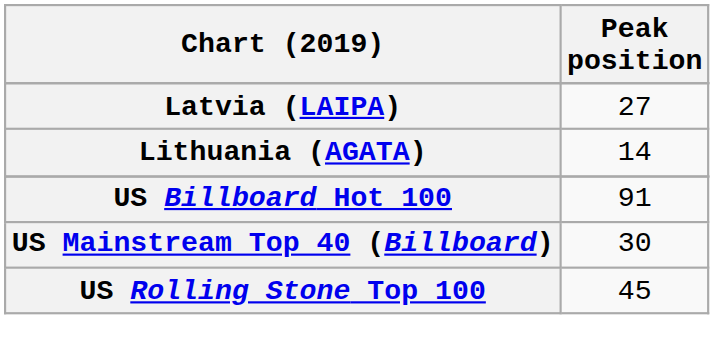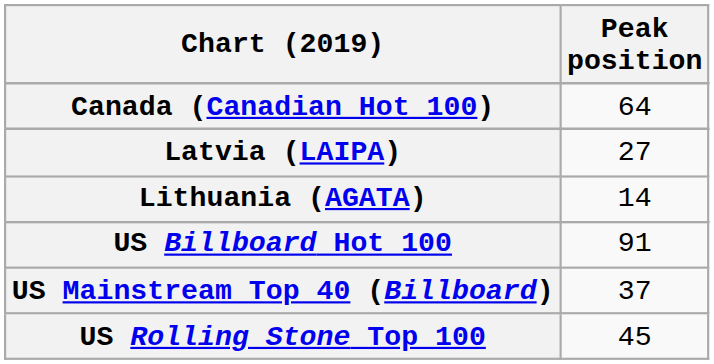+ row: (283, 107)
(635, 245) 30 -> (635, 291) 37
